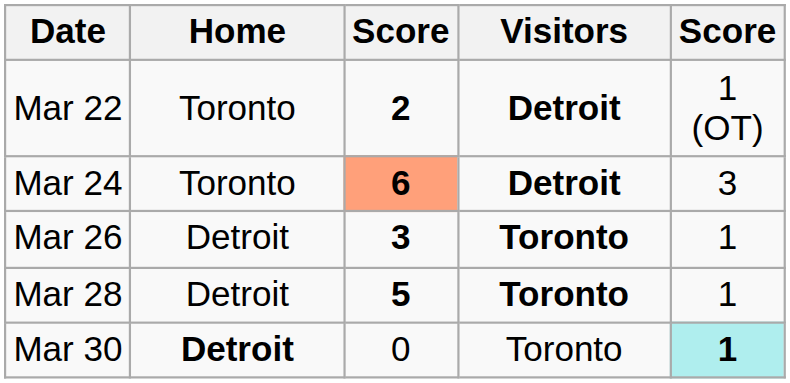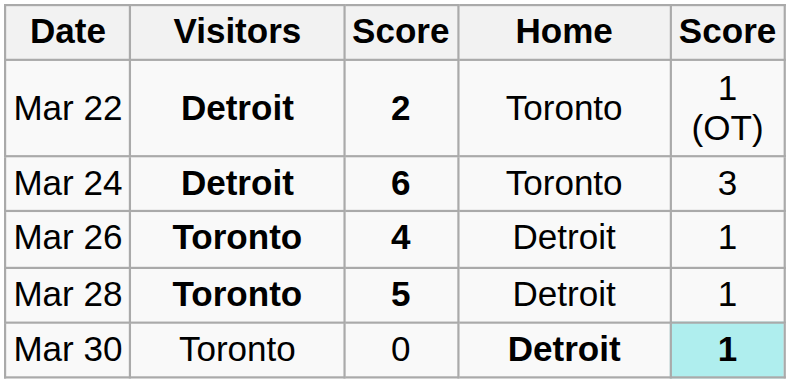columns swapped: (564, 32) <-> (237, 32)
(401, 182) lightsalmon background -> (401, 182) no background
(401, 238) 3 -> (401, 238) 4
